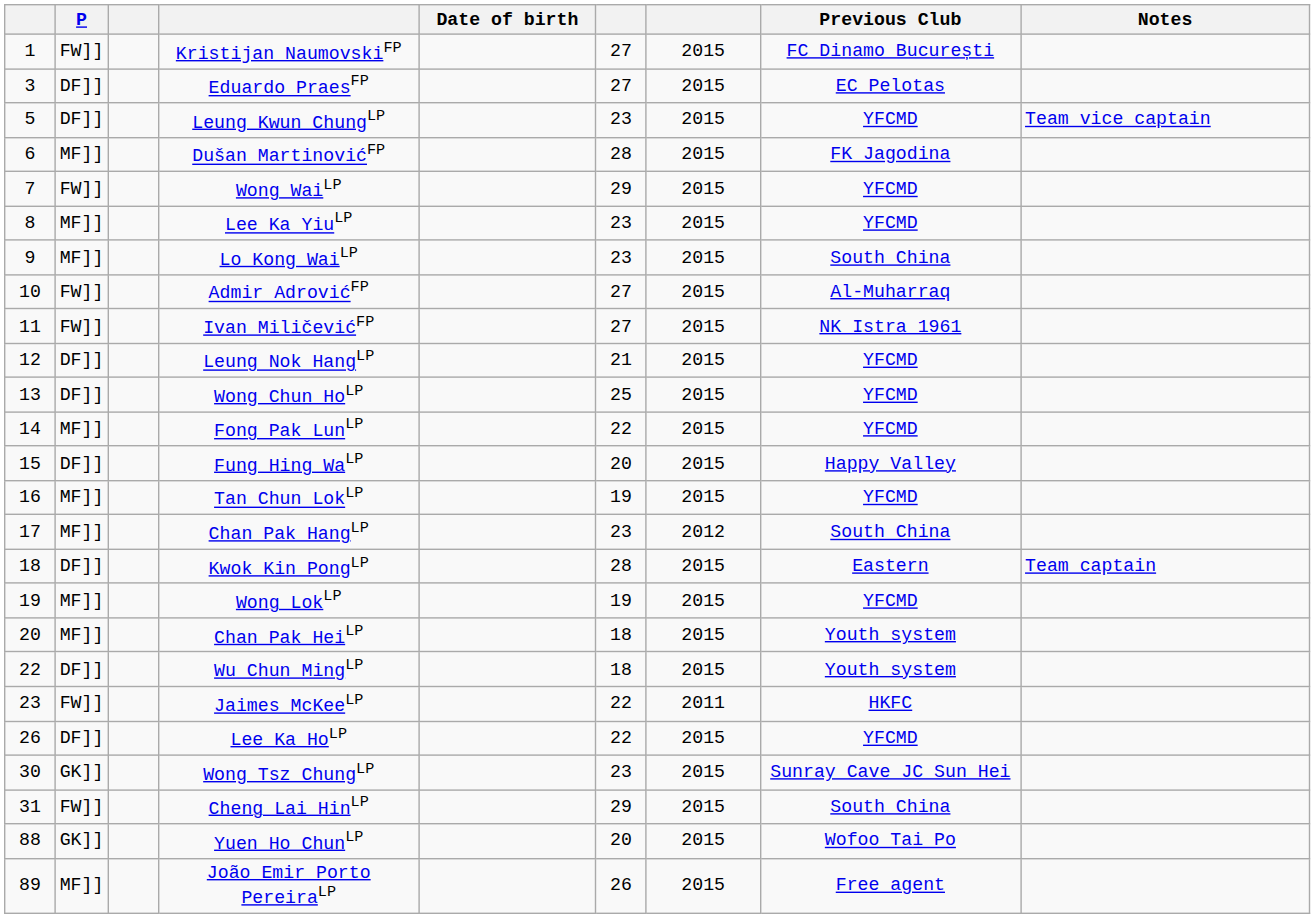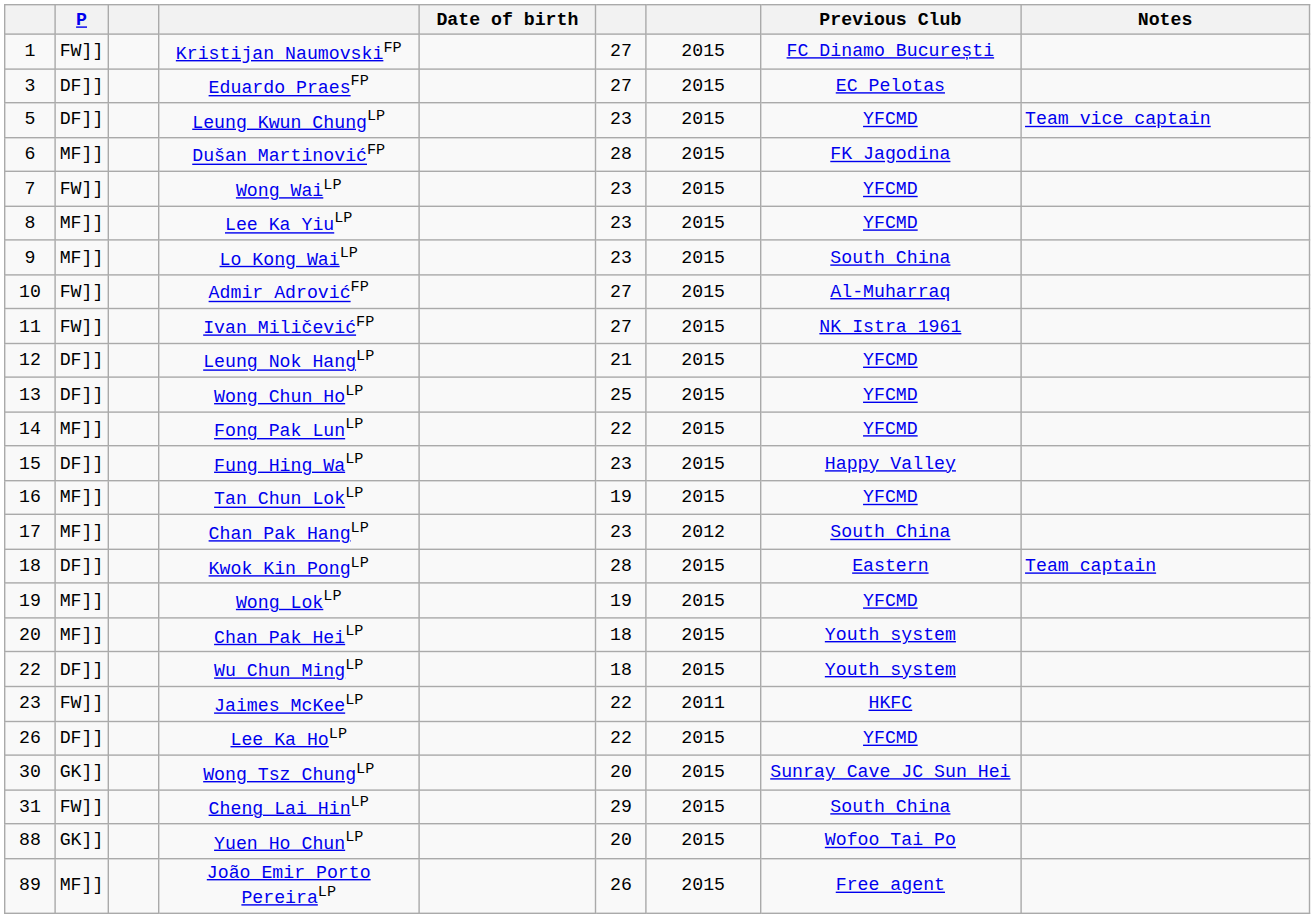(621, 189) 29 -> (621, 189) 23
(621, 463) 20 -> (621, 463) 23
(621, 772) 23 -> (621, 772) 20
